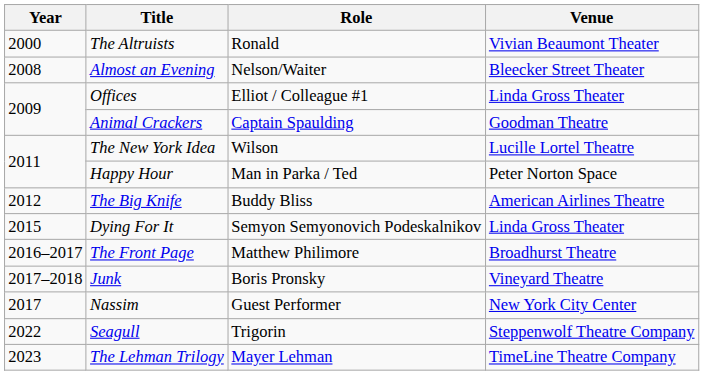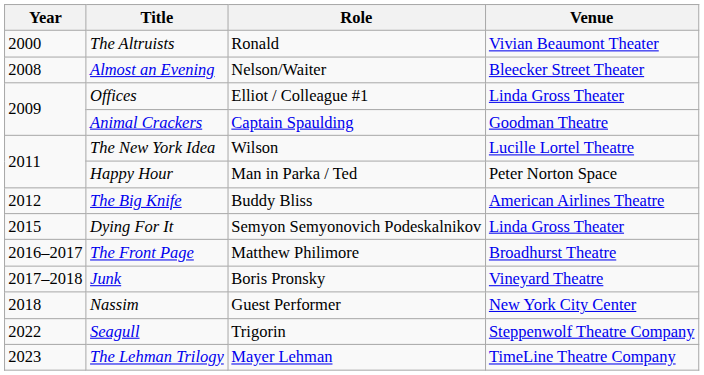(25, 305) 2017 -> (25, 305) 2018
